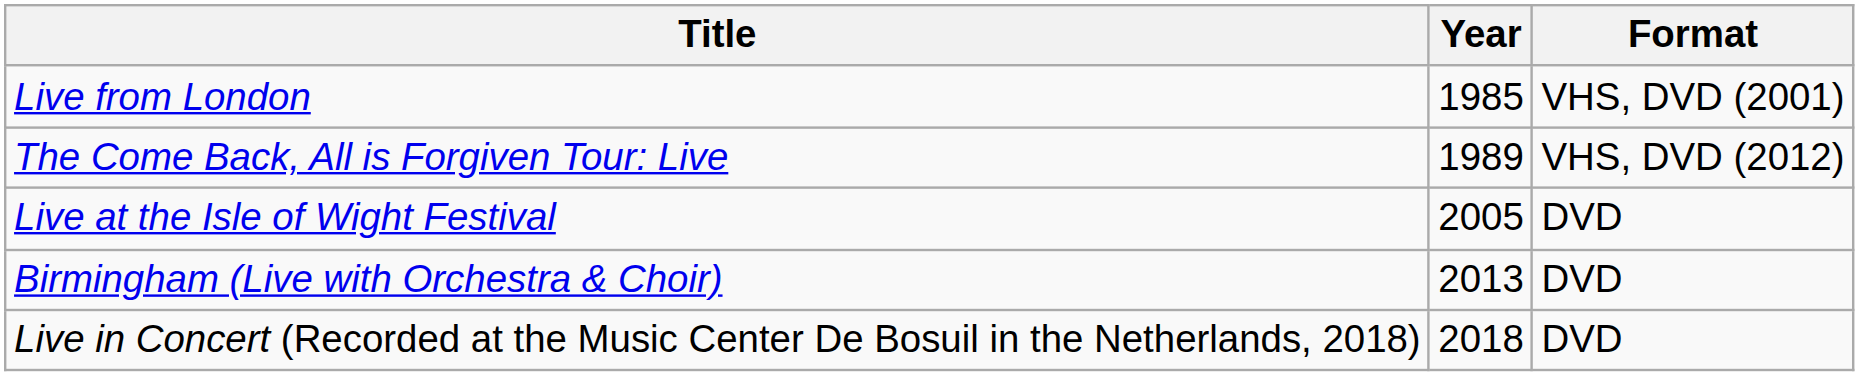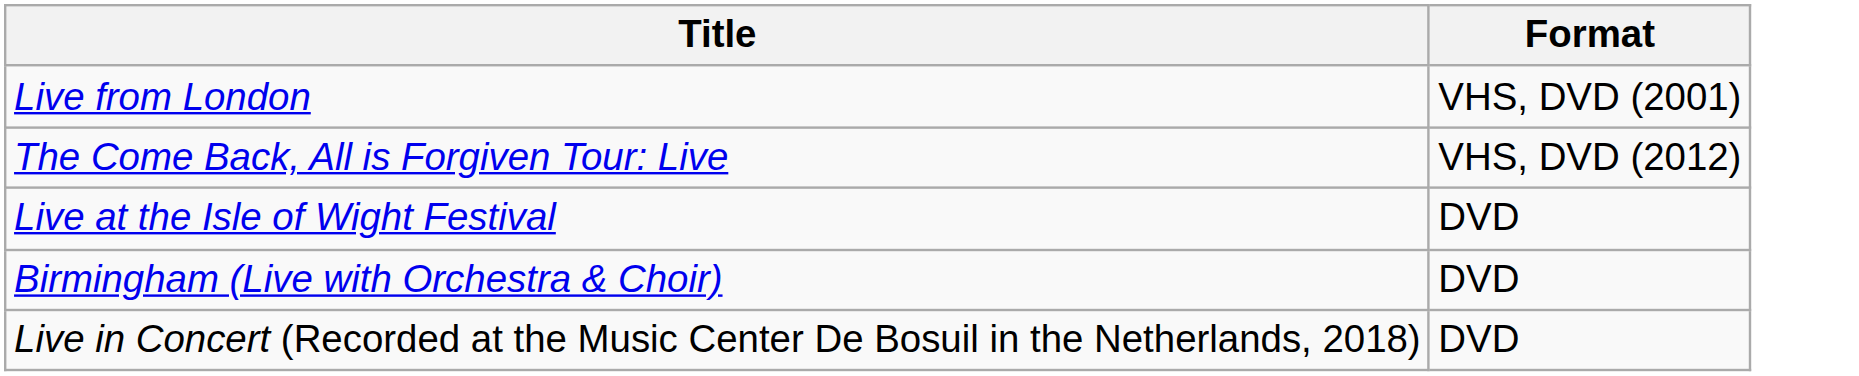- column: (1481, 34)
